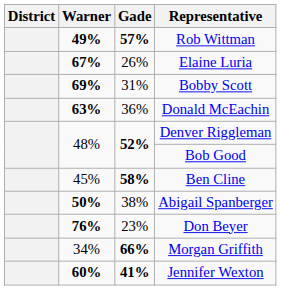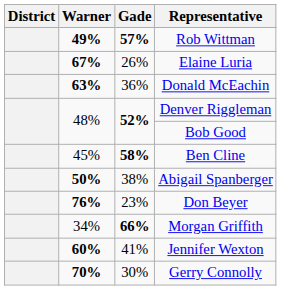- row: (216, 86)
(135, 272) bold -> (135, 249) normal
+ row: (216, 272)
